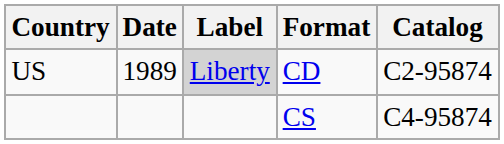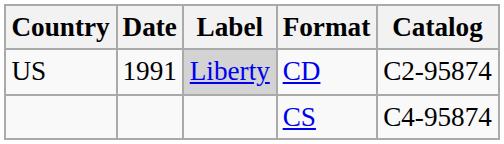(150, 71) 1989 -> (150, 71) 1991
